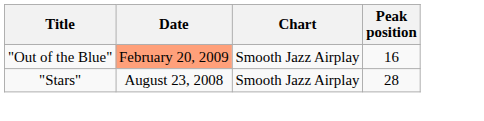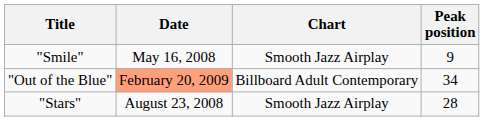+ row: (60, 56)
(297, 56) Smooth Jazz Airplay -> (327, 80) Billboard Adult Contemporary
(392, 56) 16 -> (450, 80) 34
